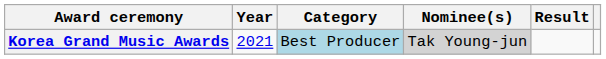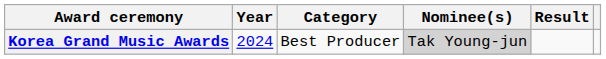(255, 42) 2021 -> (255, 42) 2024
(340, 42) lightblue background -> (340, 42) no background
